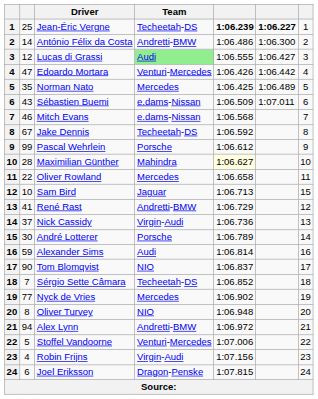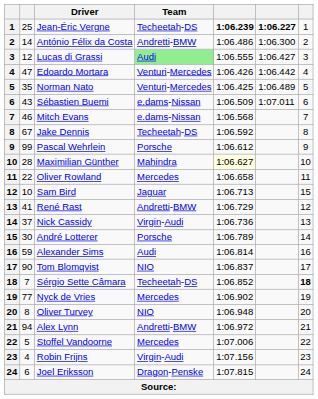(158, 86) Mercedes -> (174, 86) Venturi-Mercedes
(306, 282) normal -> (306, 282) bold
(174, 342) Venturi-Mercedes -> (158, 342) Mercedes
